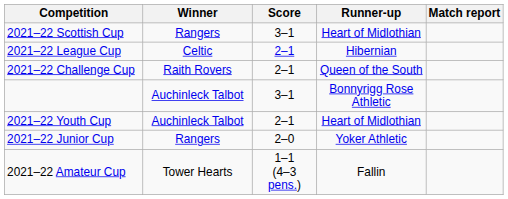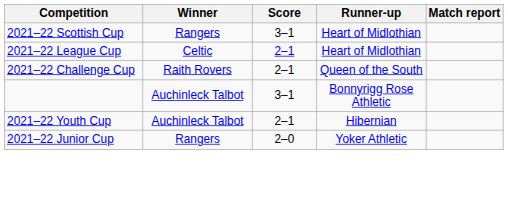(371, 51) Hibernian -> (371, 51) Heart of Midlothian
(371, 121) Heart of Midlothian -> (371, 121) Hibernian
- row: (66, 171)
